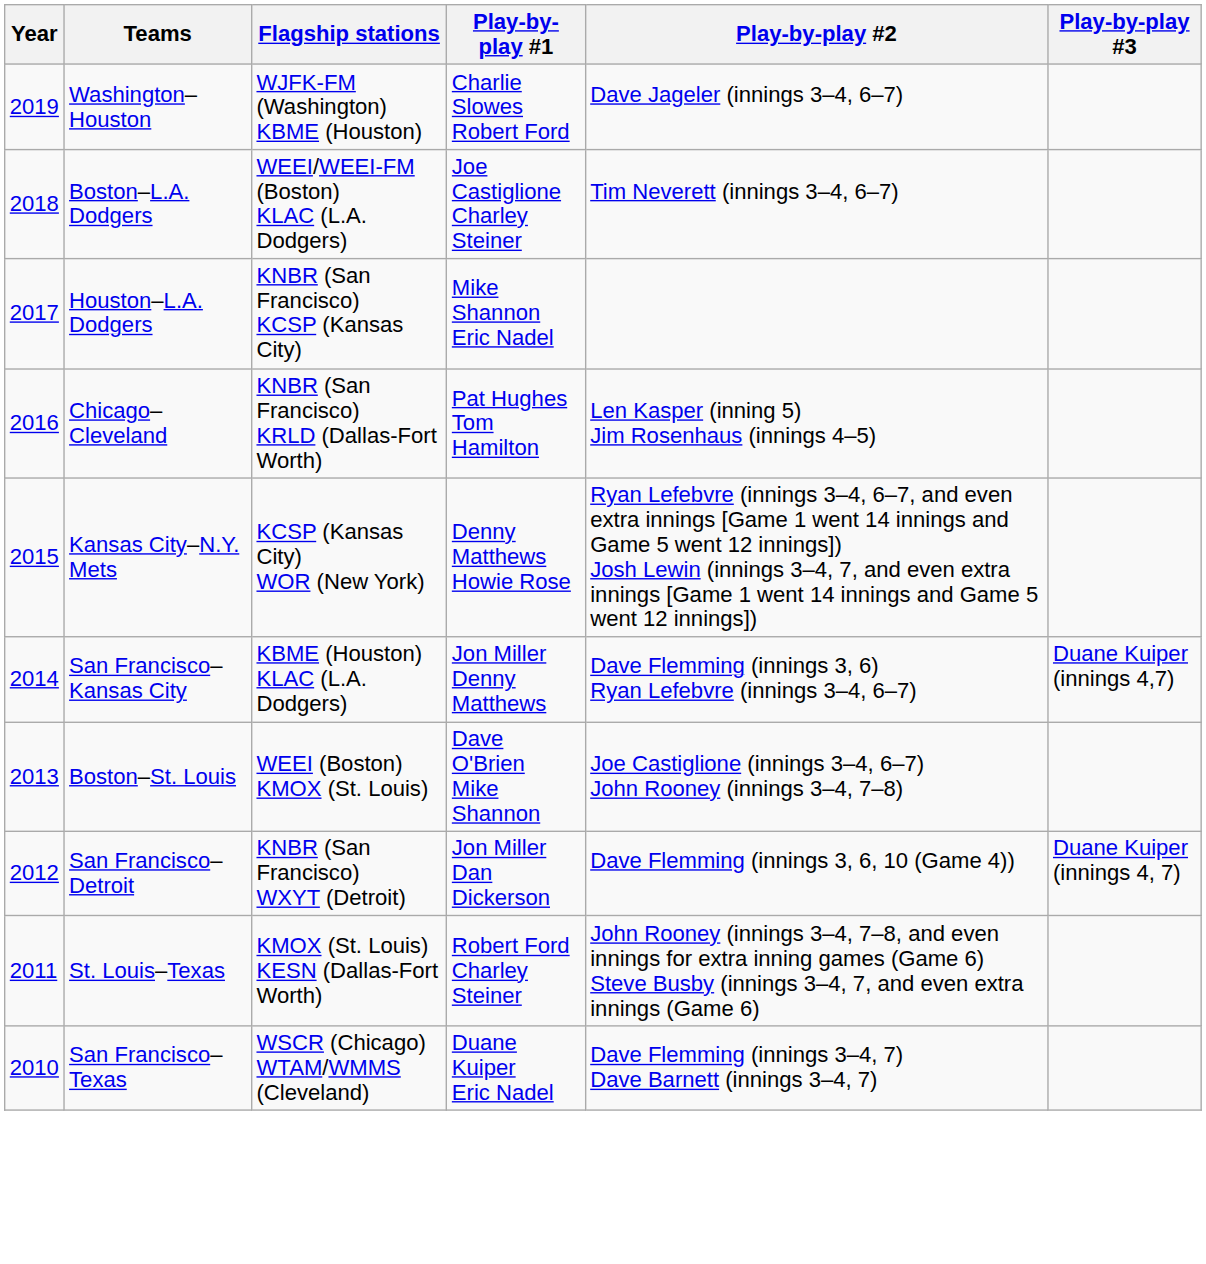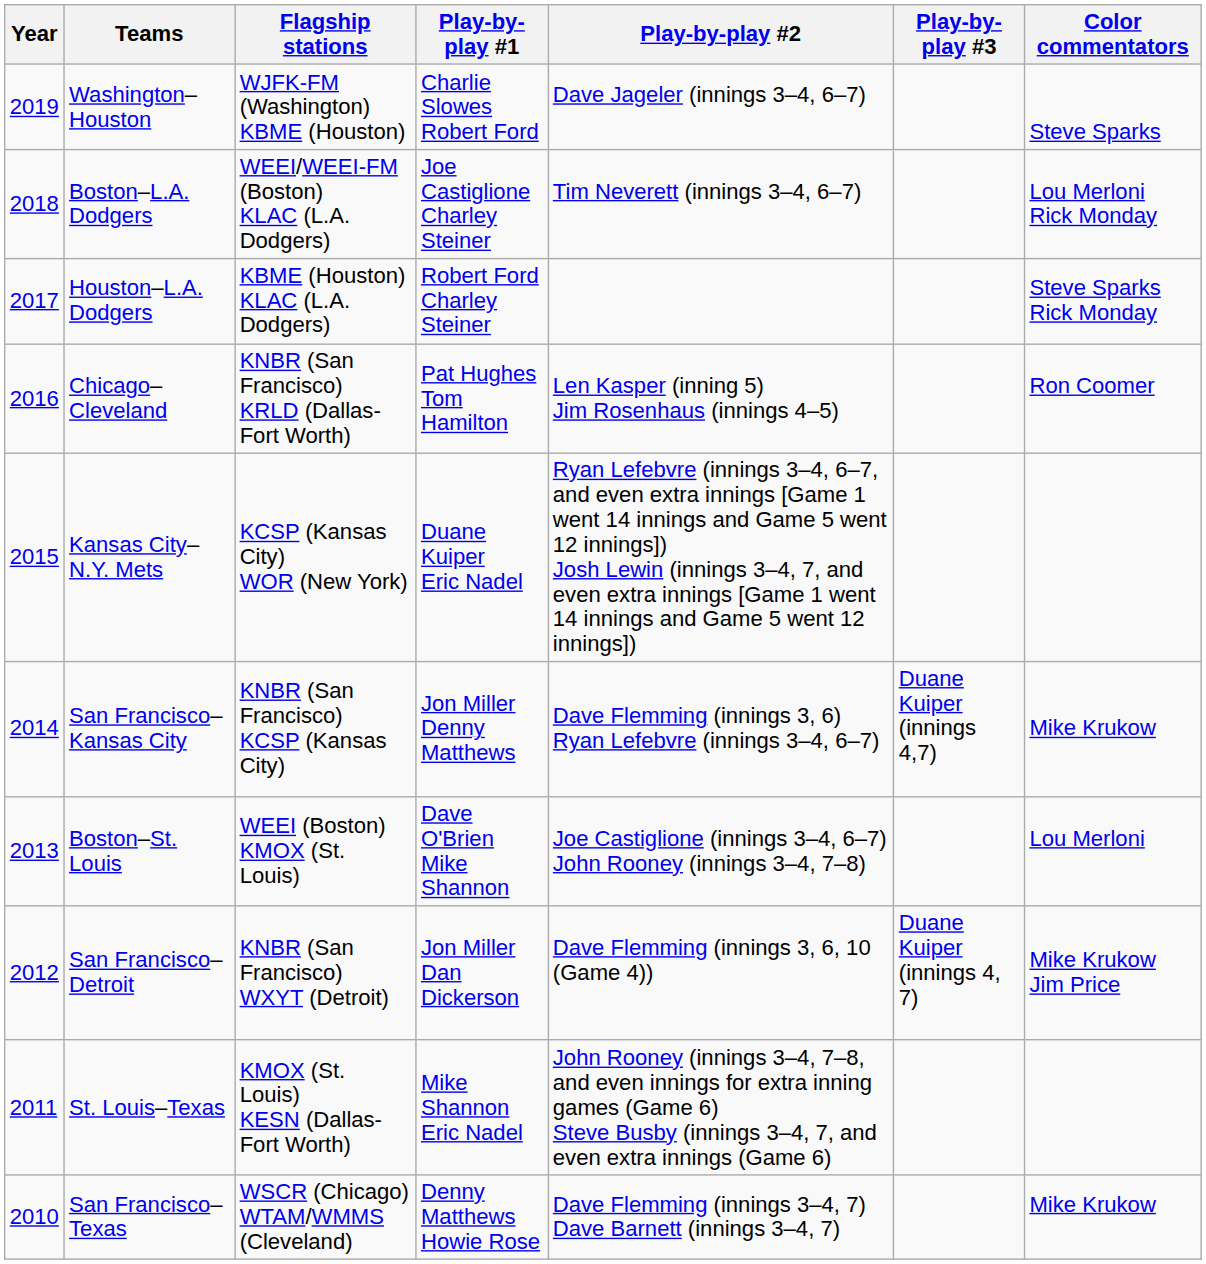+ column: (1113, 34)
(330, 313) KNBR (San Francisco) KCSP (Kansas City) -> (322, 300) KBME (Houston) KLAC (L.A. Dodgers)
(503, 313) Mike Shannon Eric Nadel -> (480, 300) Robert Ford Charley Steiner
(511, 557) Denny Matthews Howie Rose -> (472, 557) Duane Kuiper Eric Nadel
(339, 679) KBME (Houston) KLAC (L.A. Dodgers) -> (313, 728) KNBR (San Francisco) KCSP (Kansas City)
(511, 970) Robert Ford Charley Steiner -> (472, 1107) Mike Shannon Eric Nadel
(503, 1067) Duane Kuiper Eric Nadel -> (480, 1216) Denny Matthews Howie Rose
